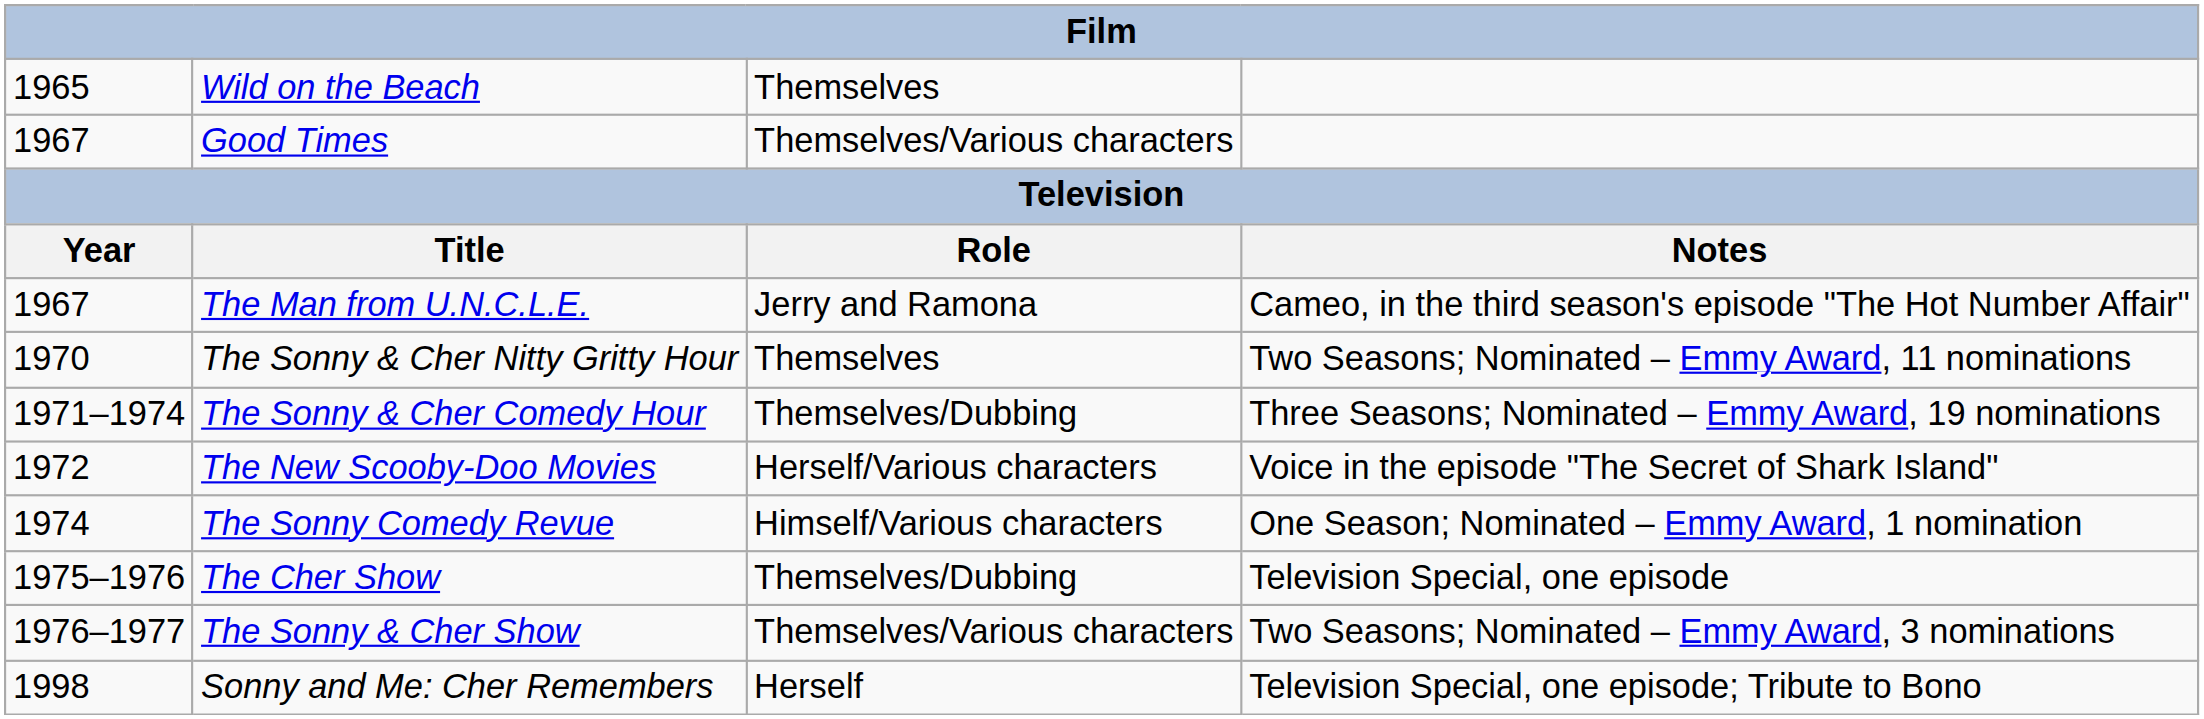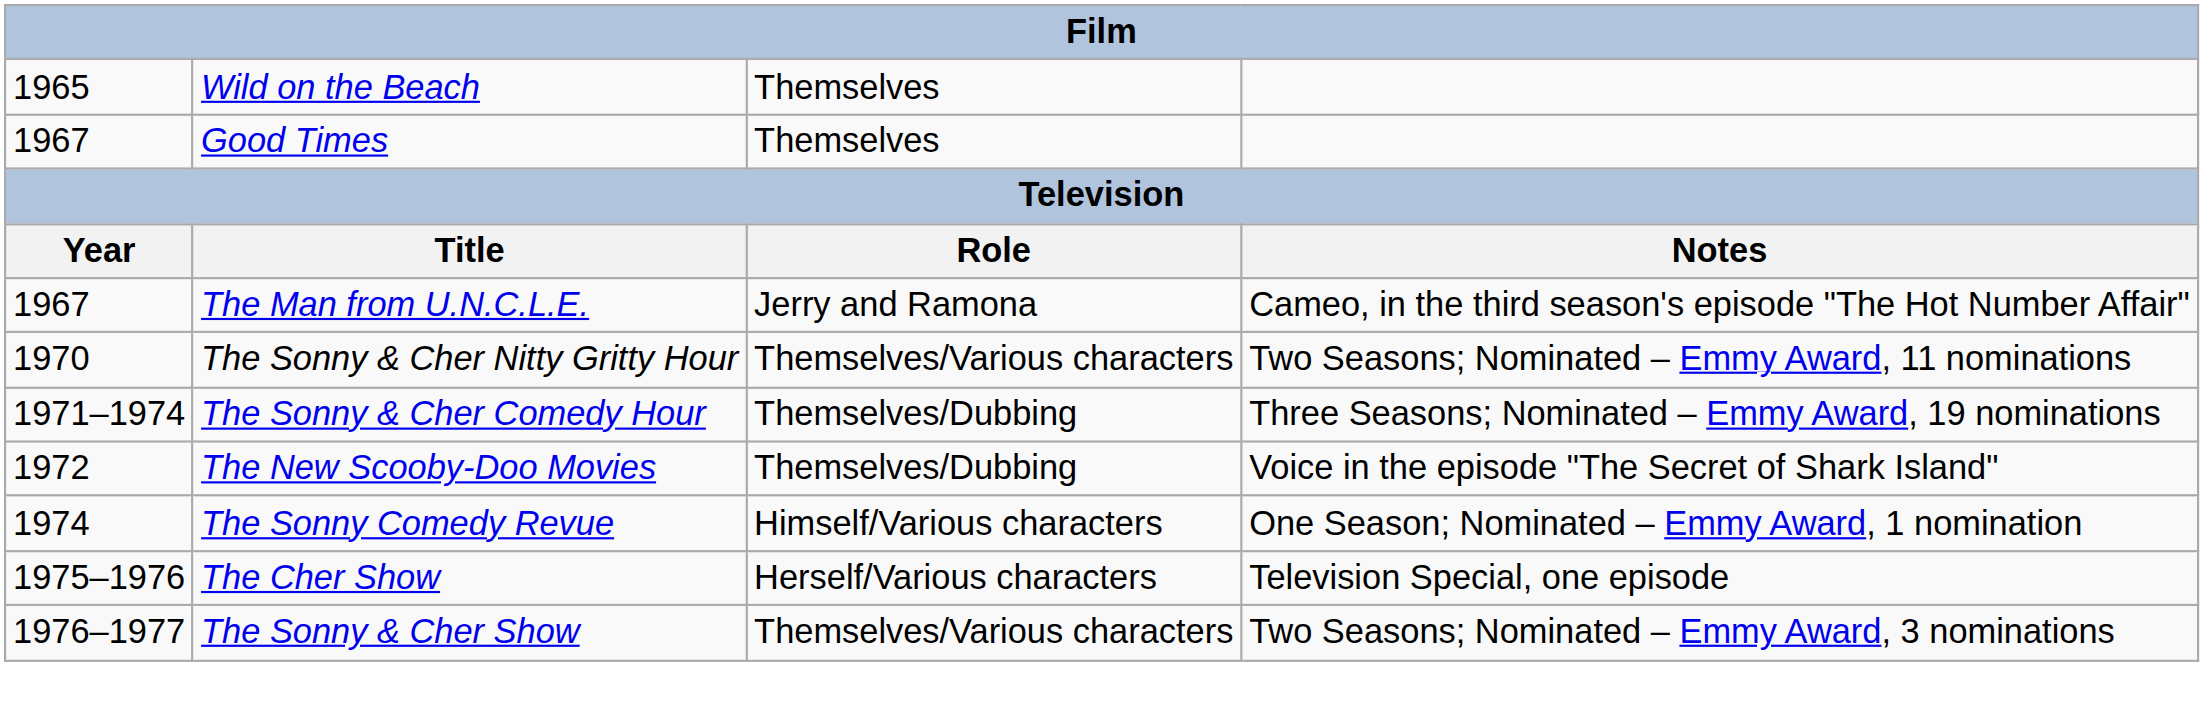(994, 140) Themselves/Various characters -> (847, 140) Themselves
(847, 359) Themselves -> (994, 359) Themselves/Various characters
(955, 468) Herself/Various characters -> (916, 468) Themselves/Dubbing
(916, 577) Themselves/Dubbing -> (955, 577) Herself/Various characters
- row: (457, 686)
